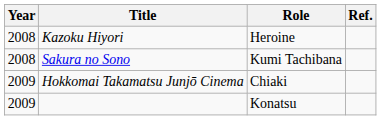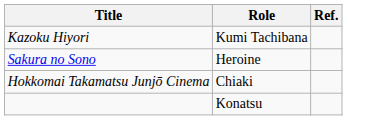- column: (22, 15)
(272, 37) Heroine -> (262, 37) Kumi Tachibana
(296, 59) Kumi Tachibana -> (238, 59) Heroine
